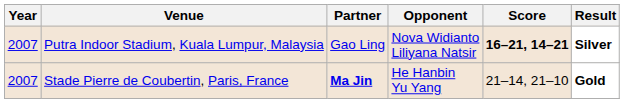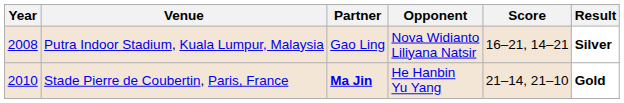(23, 44) 2007 -> (23, 44) 2008
(527, 44) bold -> (527, 44) normal
(23, 81) 2007 -> (23, 81) 2010
